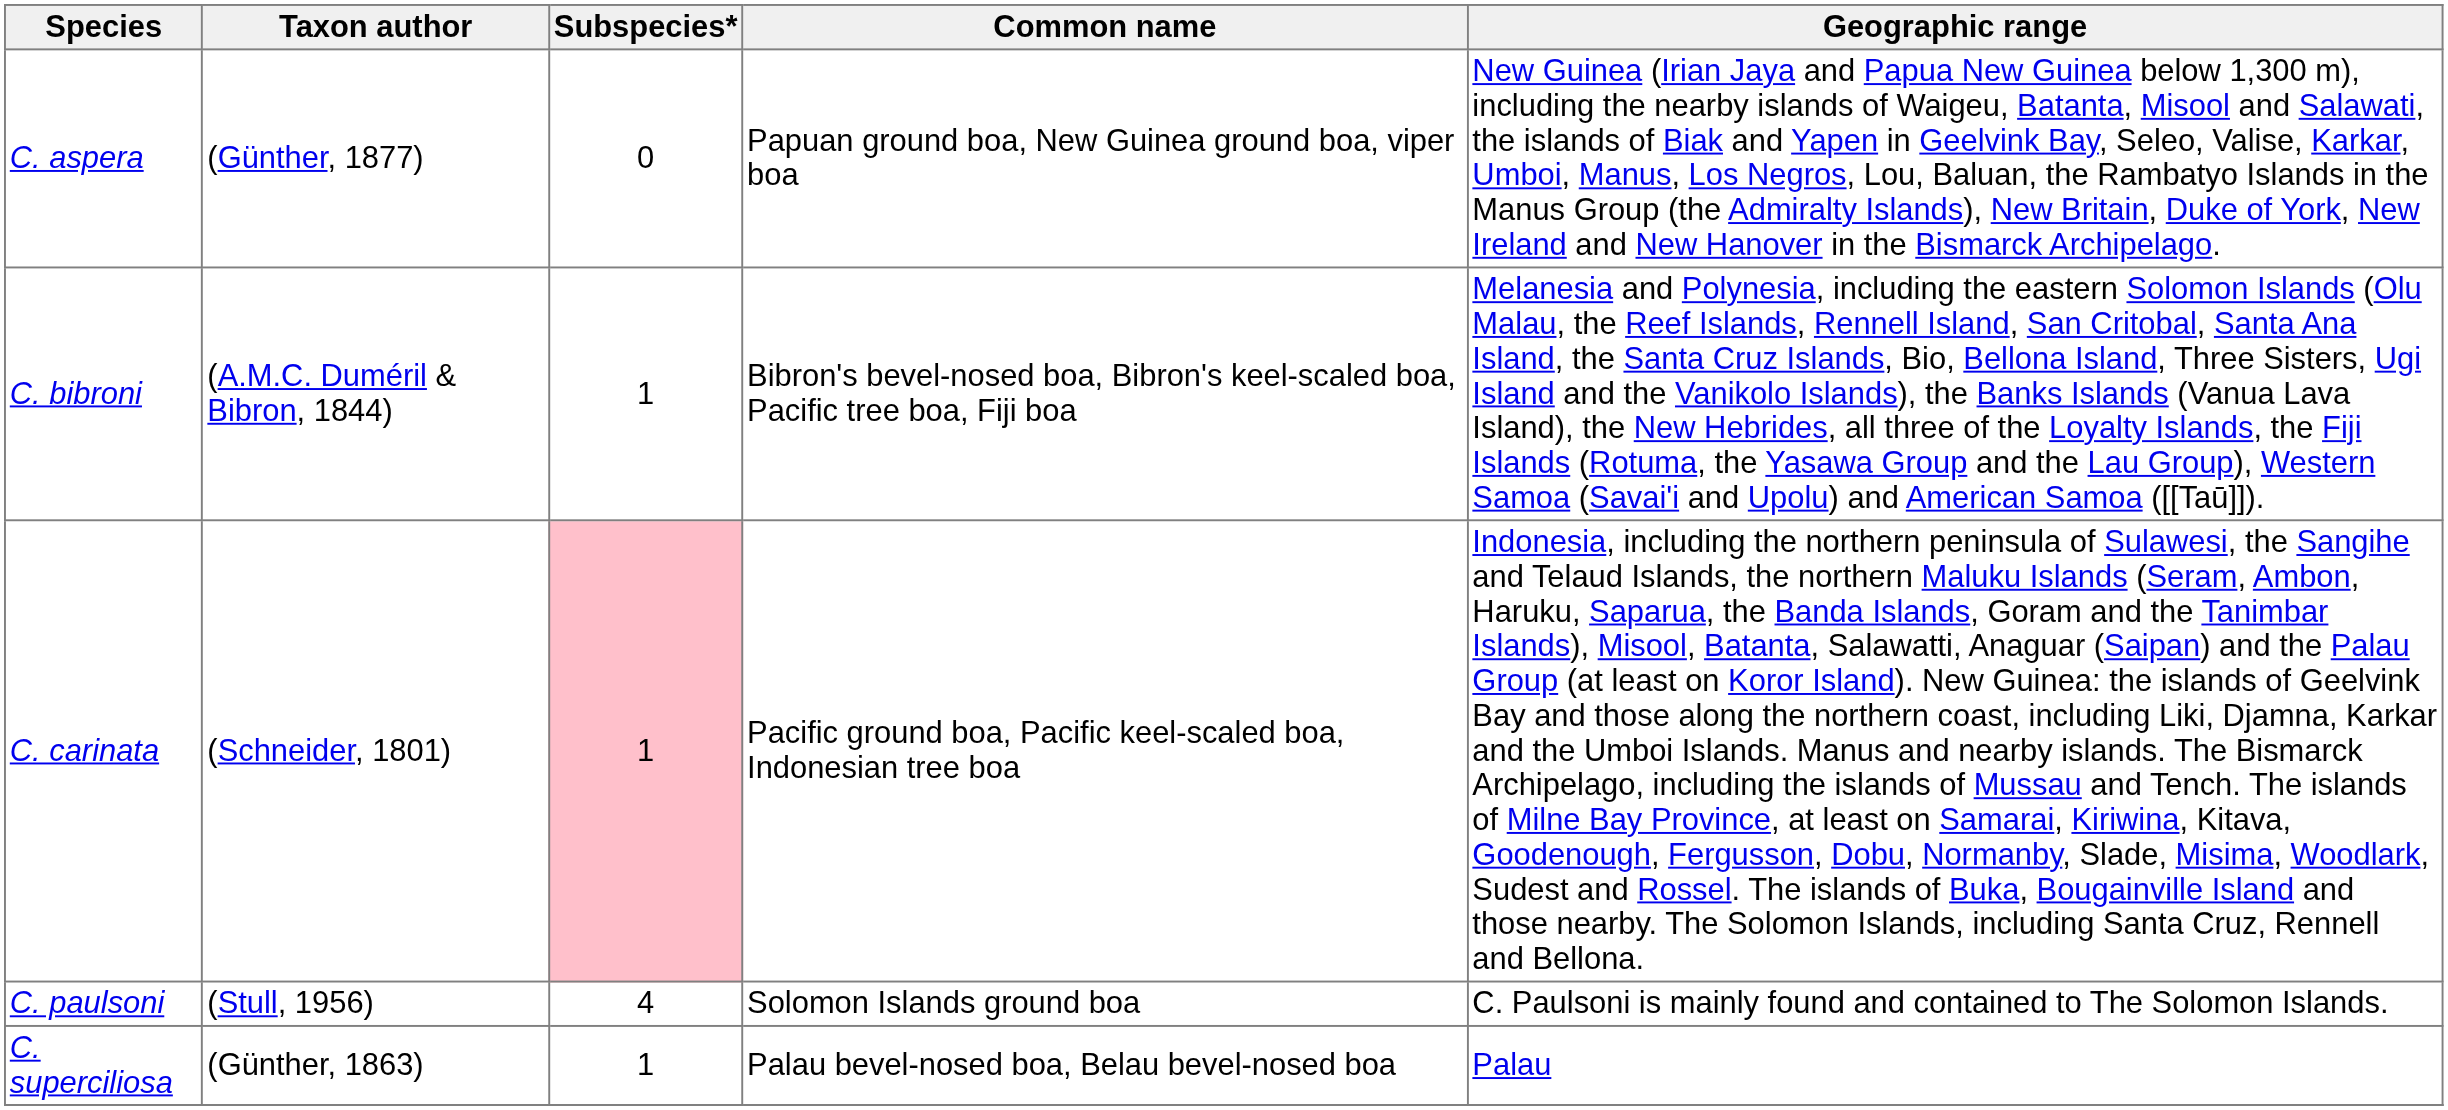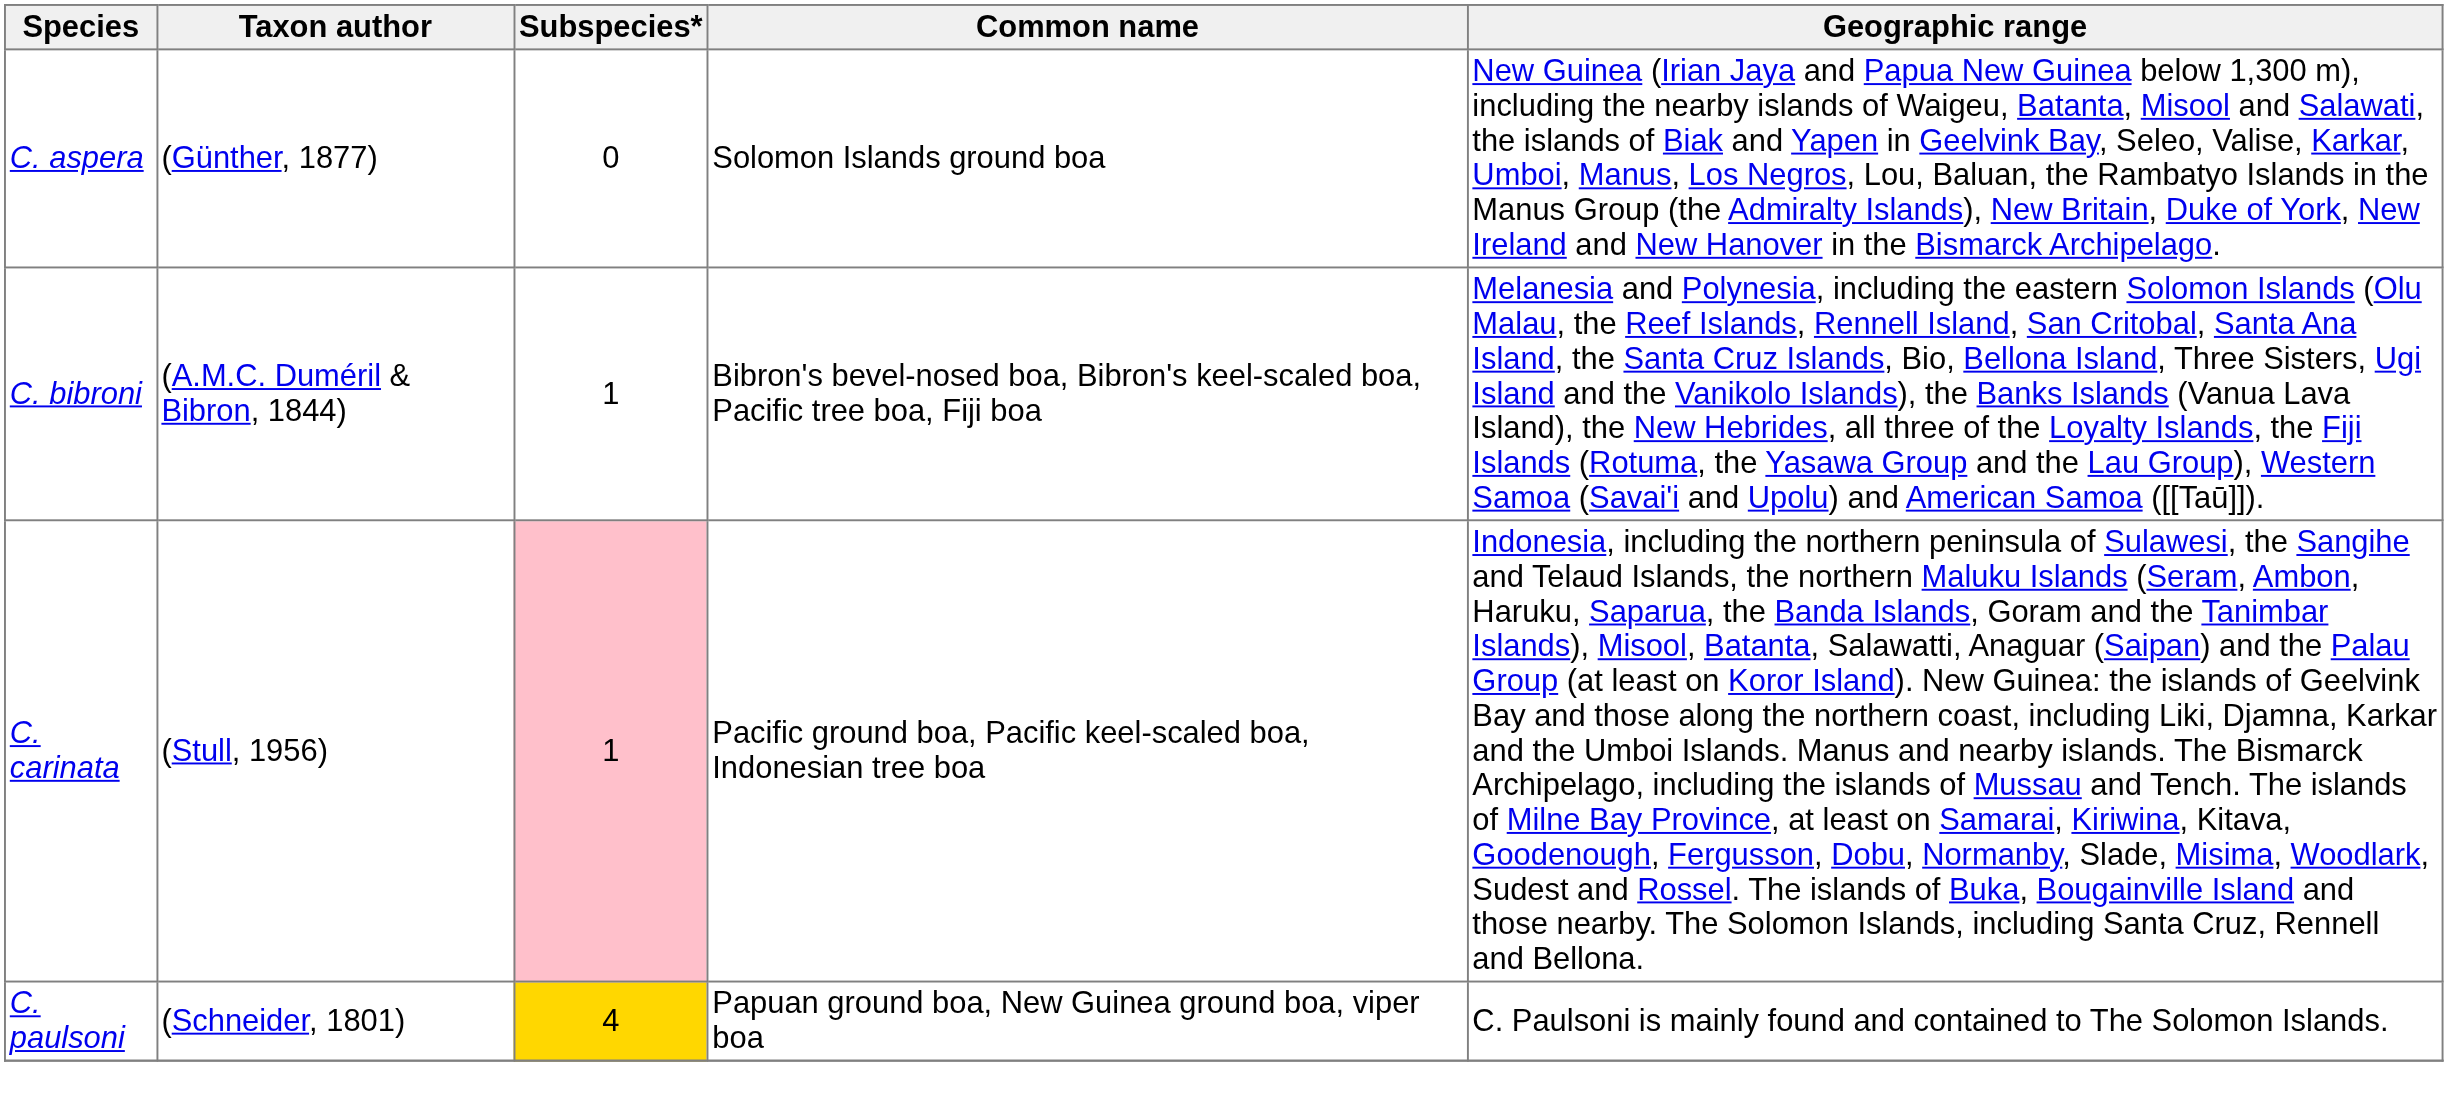(1101, 157) Papuan ground boa, New Guinea ground boa, viper boa -> (909, 157) Solomon Islands ground boa
(329, 750) (Schneider, 1801) -> (245, 750) (Stull, 1956)
(291, 1003) (Stull, 1956) -> (283, 1020) (Schneider, 1801)
(646, 1003) no background -> (611, 1020) gold background
(944, 1003) Solomon Islands ground boa -> (1066, 1020) Papuan ground boa, New Guinea ground boa, viper boa
- row: (91, 1065)
